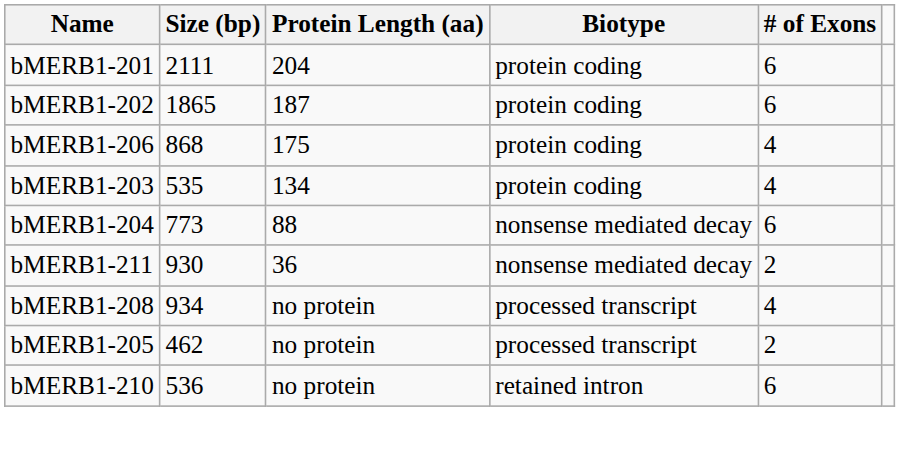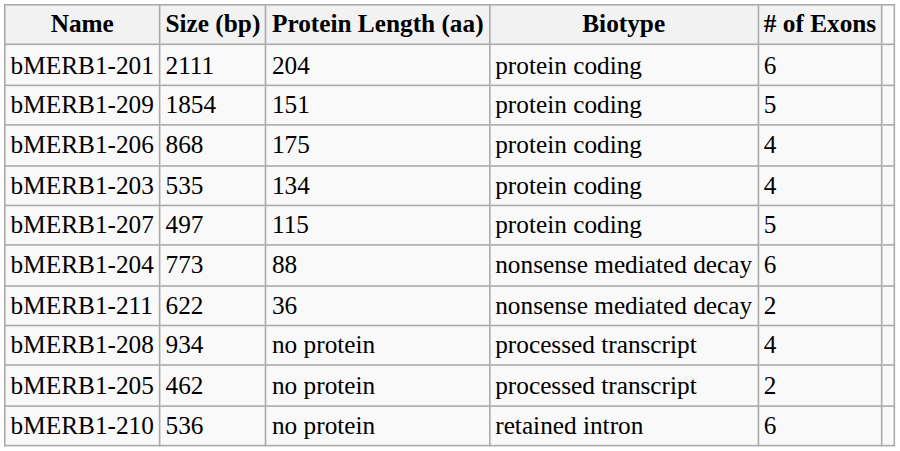- row: (82, 104)
+ row: (82, 104)
+ row: (82, 225)
(184, 265) 930 -> (184, 305) 622
